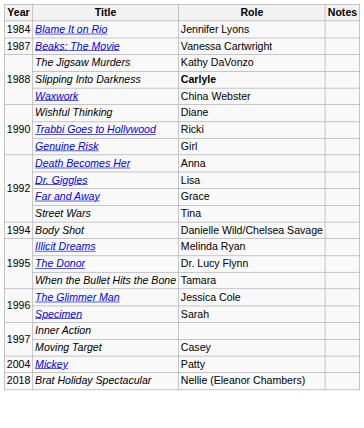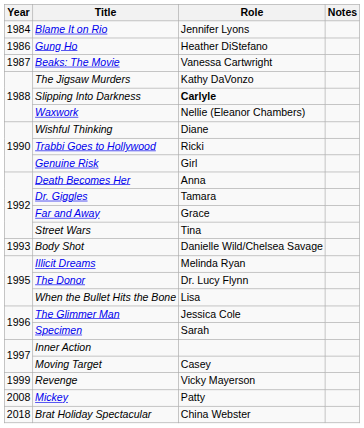+ row: (56, 46)
(216, 96) China Webster -> (243, 113) Nellie (Eleanor Chambers)
(191, 180) Lisa -> (198, 197) Tamara
(19, 230) 1994 -> (19, 247) 1993
(198, 280) Tamara -> (191, 297) Lisa
+ row: (56, 381)
(19, 364) 2004 -> (19, 398) 2008
(243, 381) Nellie (Eleanor Chambers) -> (216, 414) China Webster
